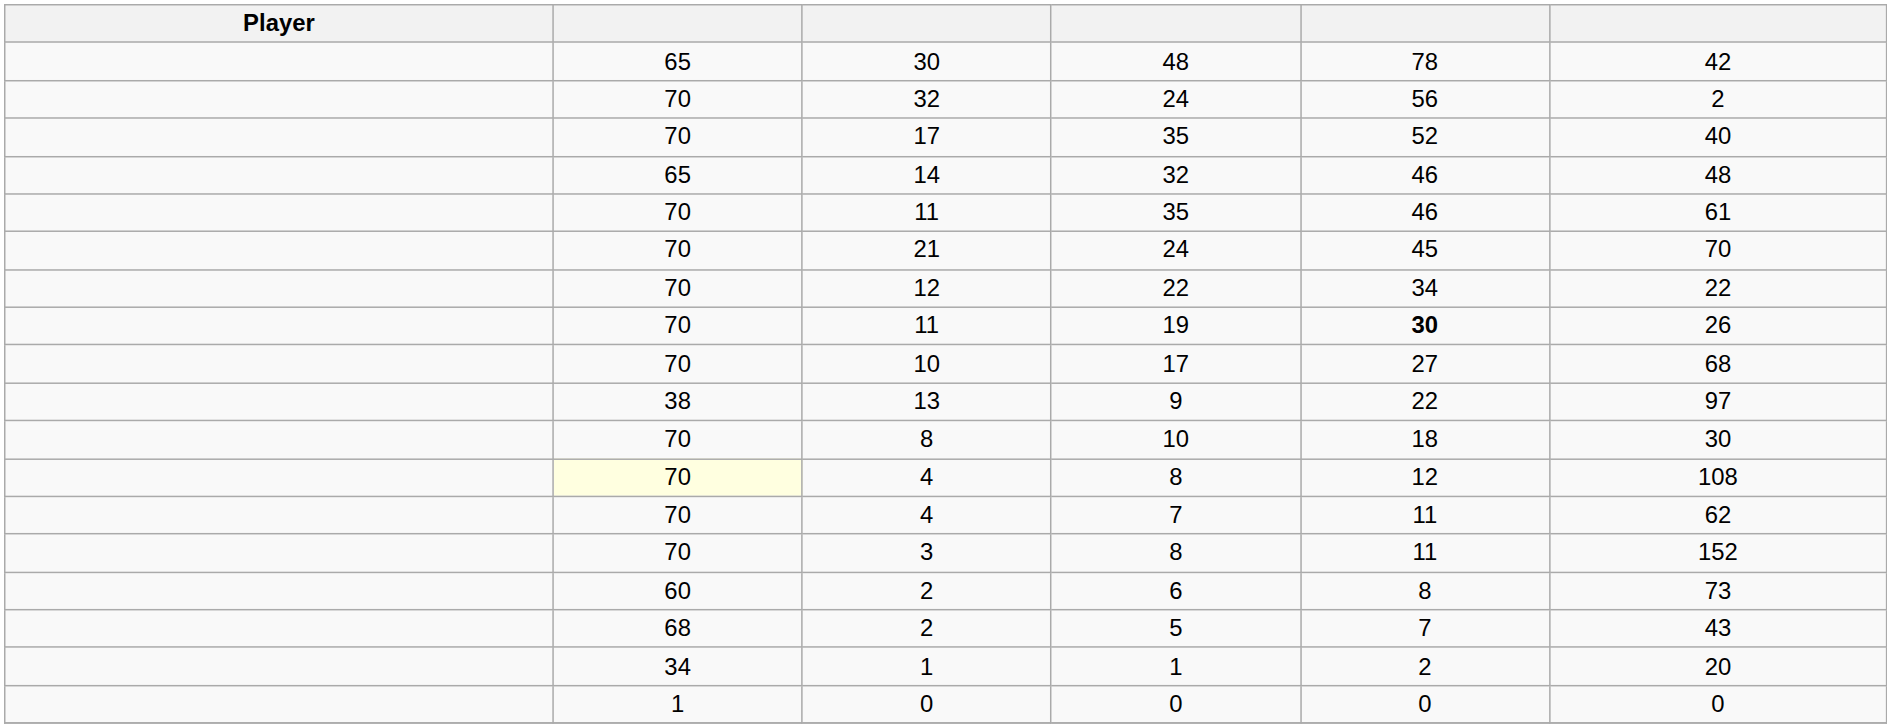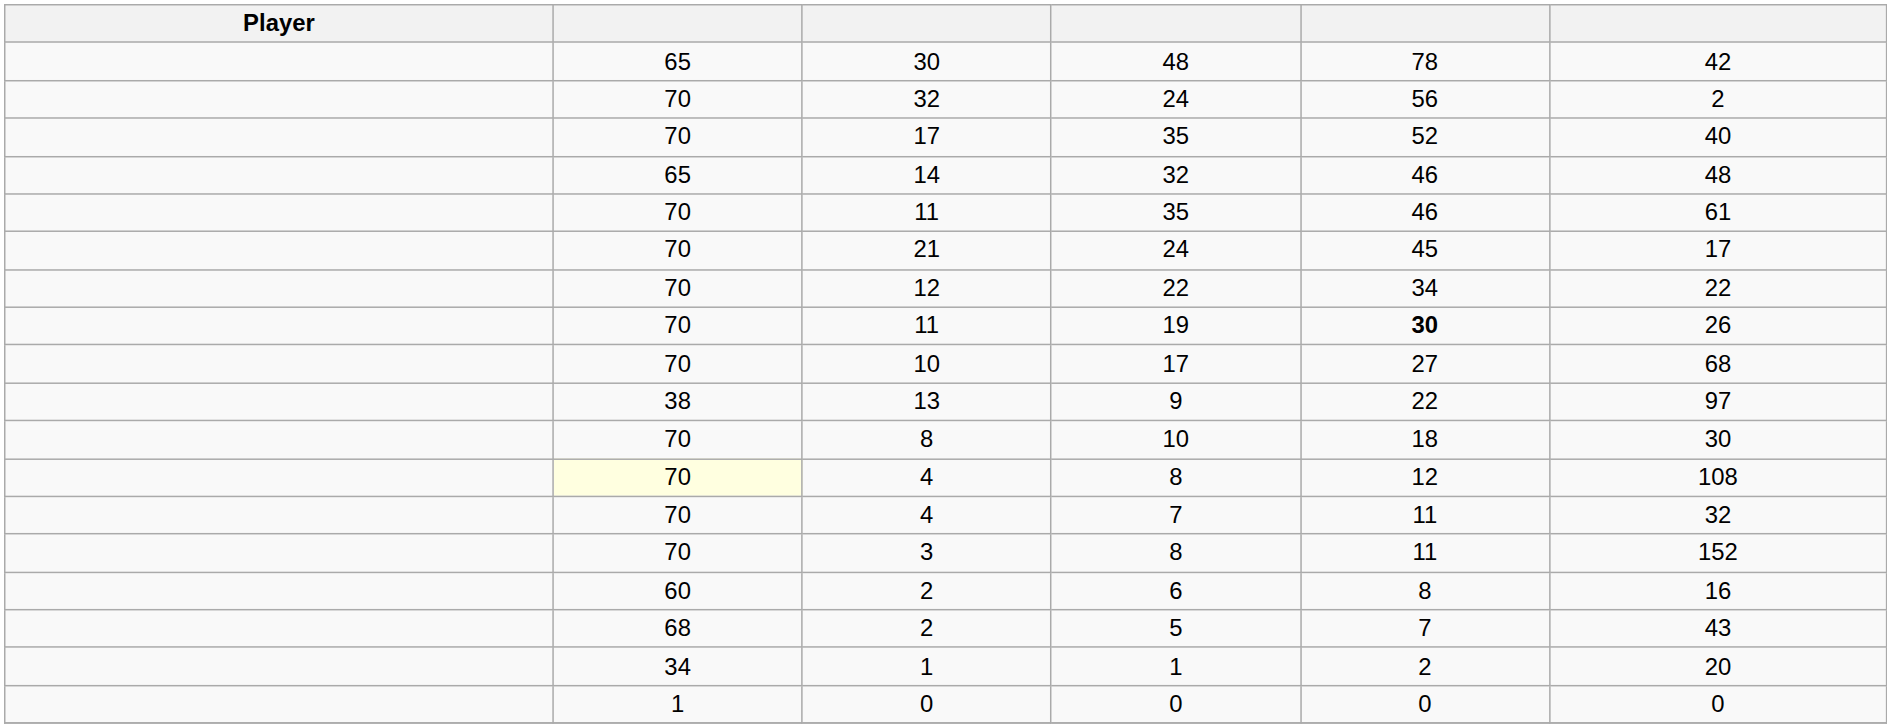(1718, 250) 70 -> (1718, 250) 17
(1718, 514) 62 -> (1718, 514) 32
(1718, 590) 73 -> (1718, 590) 16
